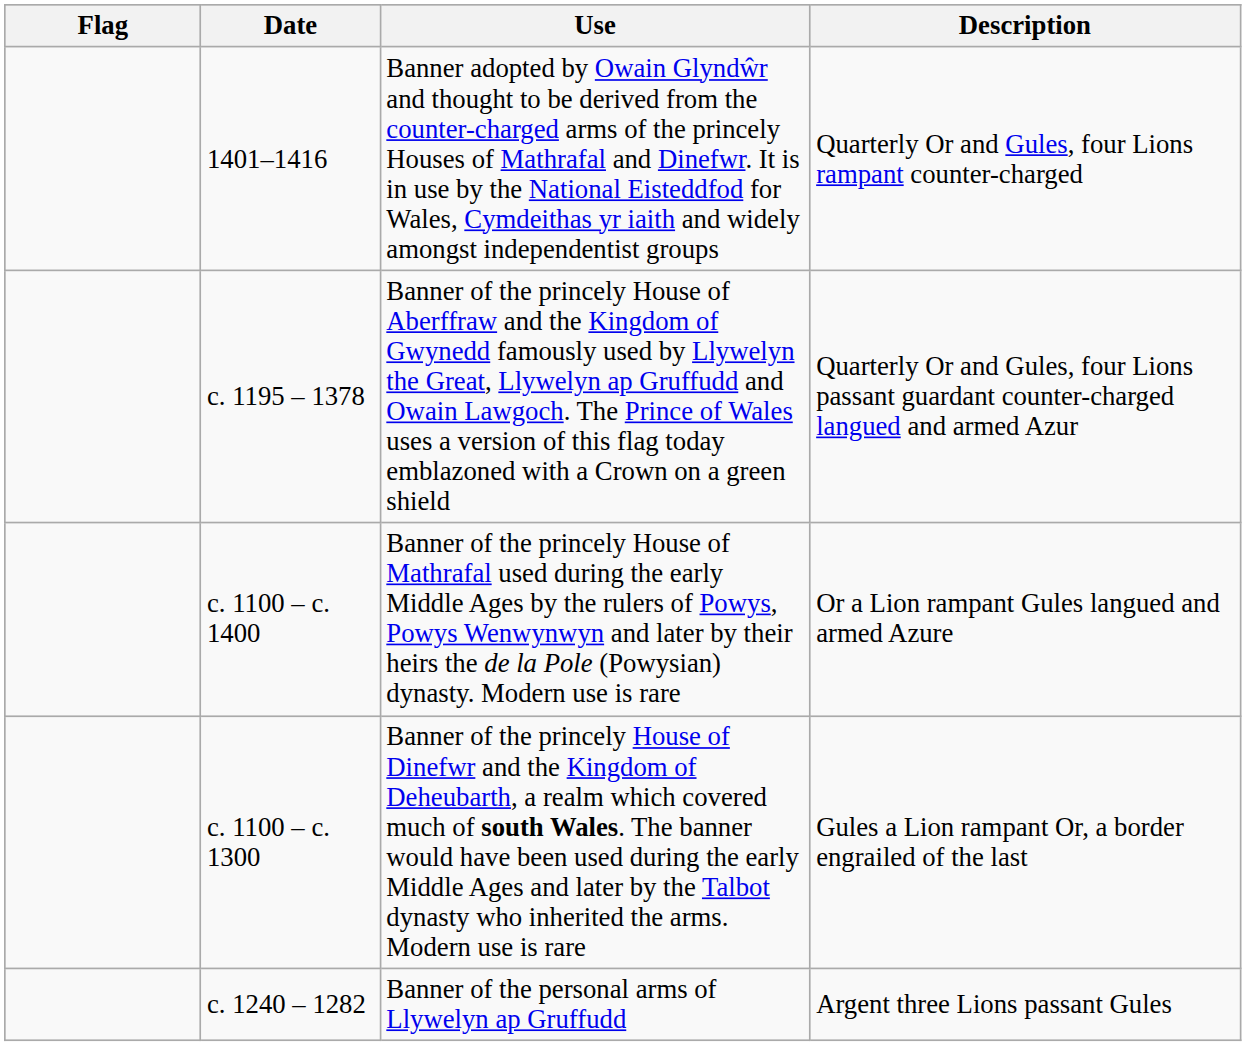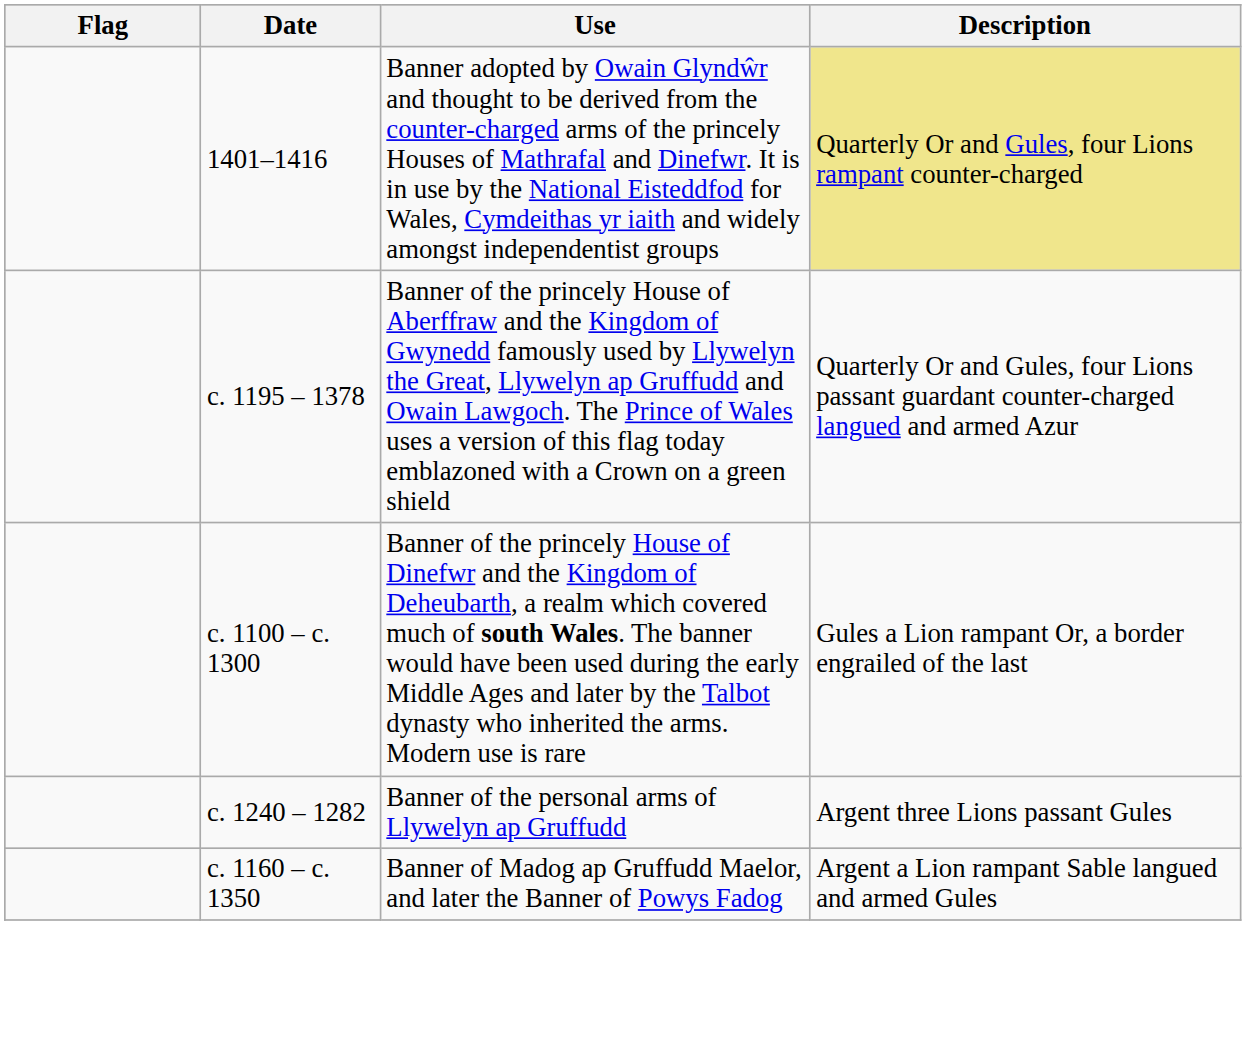(1005, 158) no background -> (1005, 158) khaki background
- row: (268, 618)
+ row: (268, 883)
